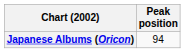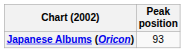(158, 39) 94 -> (158, 39) 93
